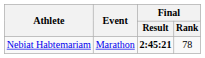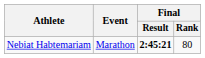(187, 45) 78 -> (187, 45) 80
